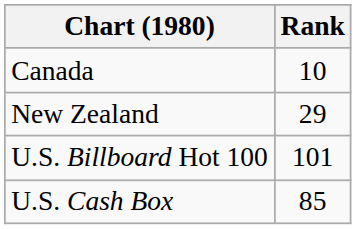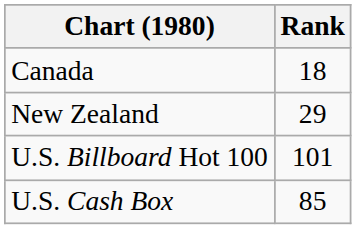(313, 69) 10 -> (313, 69) 18
